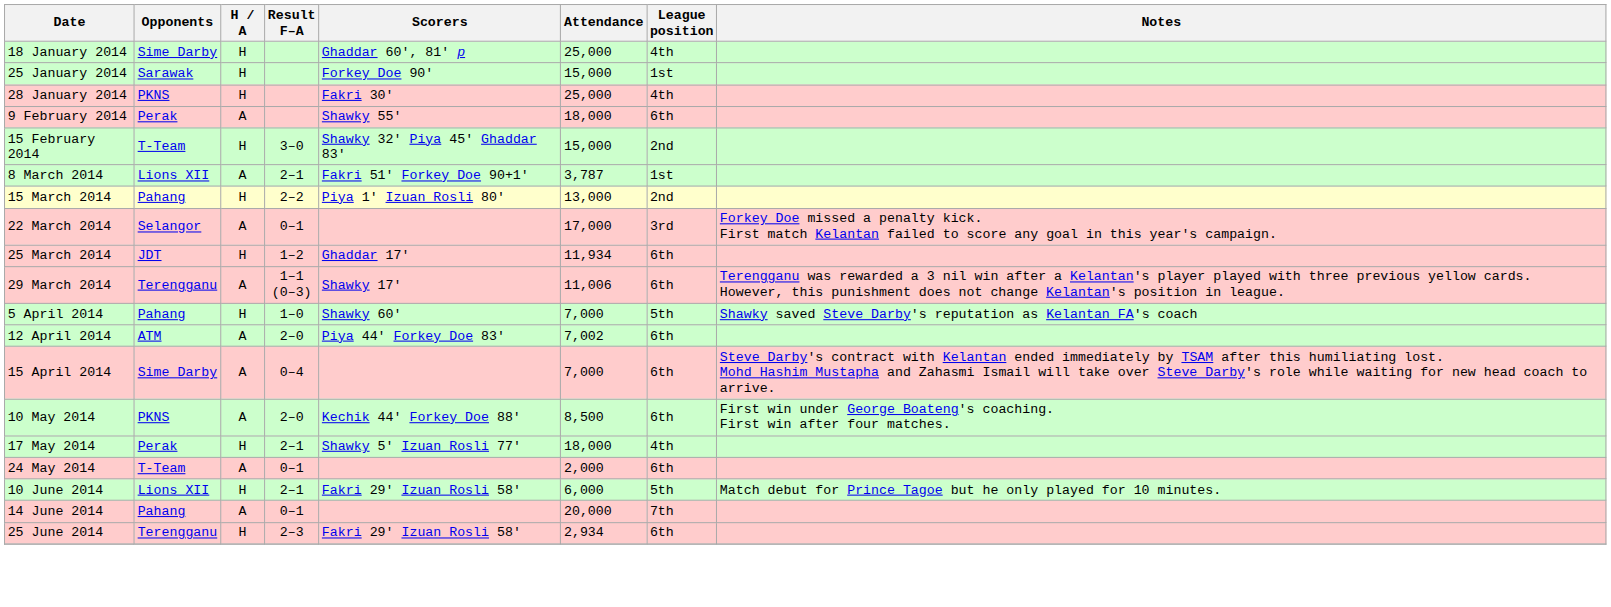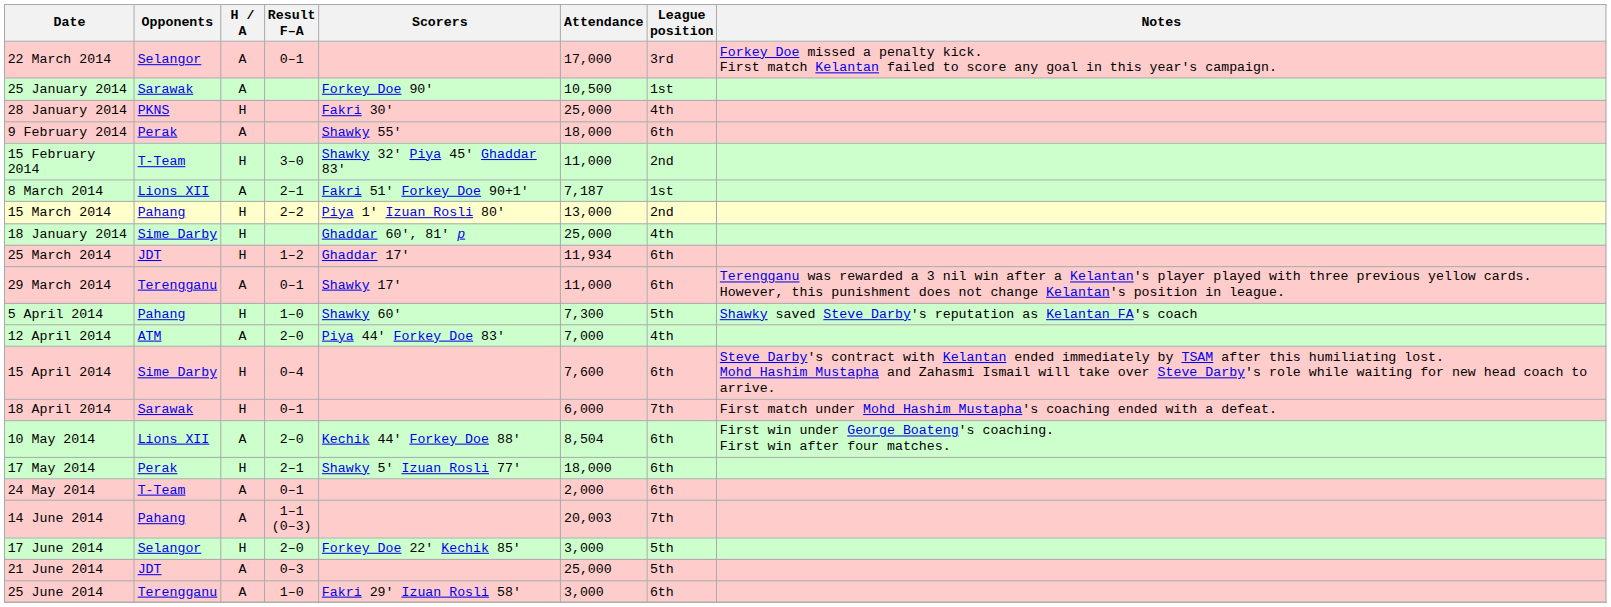rows swapped: (67, 52) <-> (59, 226)
(243, 74) H -> (243, 89) A
(588, 74) 15,000 -> (588, 89) 10,500
(588, 146) 15,000 -> (588, 162) 11,000
(584, 176) 3,787 -> (584, 191) 7,187
(292, 285) 1–1 (0–3) -> (292, 285) 0–1
(588, 285) 11,006 -> (588, 285) 11,000
(584, 314) 7,000 -> (584, 314) 7,300
(584, 336) 7,002 -> (584, 336) 7,000
(662, 336) 6th -> (662, 336) 4th
(243, 373) A -> (243, 373) H
(584, 373) 7,000 -> (584, 373) 7,600
+ row: (59, 410)
(154, 417) PKNS -> (173, 439) Lions XII
(584, 417) 8,500 -> (584, 439) 8,504
(662, 447) 4th -> (662, 468) 6th
- row: (55, 490)
(292, 511) 0–1 -> (292, 519) 1–1 (0–3)
(588, 511) 20,000 -> (588, 519) 20,003
+ row: (55, 548)
+ row: (55, 570)
(243, 533) H -> (243, 592) A
(292, 533) 2–3 -> (292, 592) 1–0
(584, 533) 2,934 -> (584, 592) 3,000
